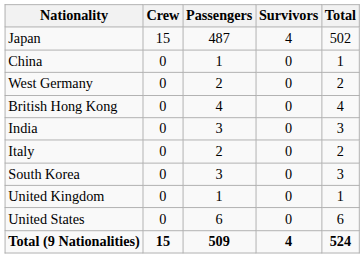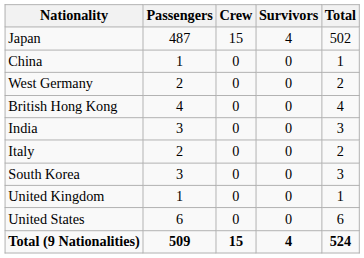columns swapped: (219, 16) <-> (163, 16)
